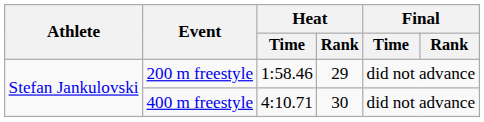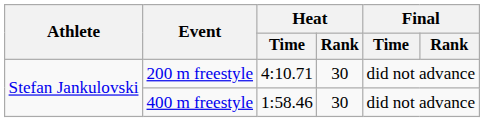(287, 74) 1:58.46 -> (287, 74) 4:10.71
(340, 74) 29 -> (340, 74) 30
(287, 102) 4:10.71 -> (287, 102) 1:58.46
